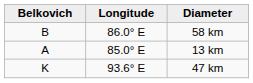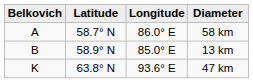+ column: (96, 13)
(45, 31) B -> (35, 31) A
(45, 50) A -> (35, 50) B
